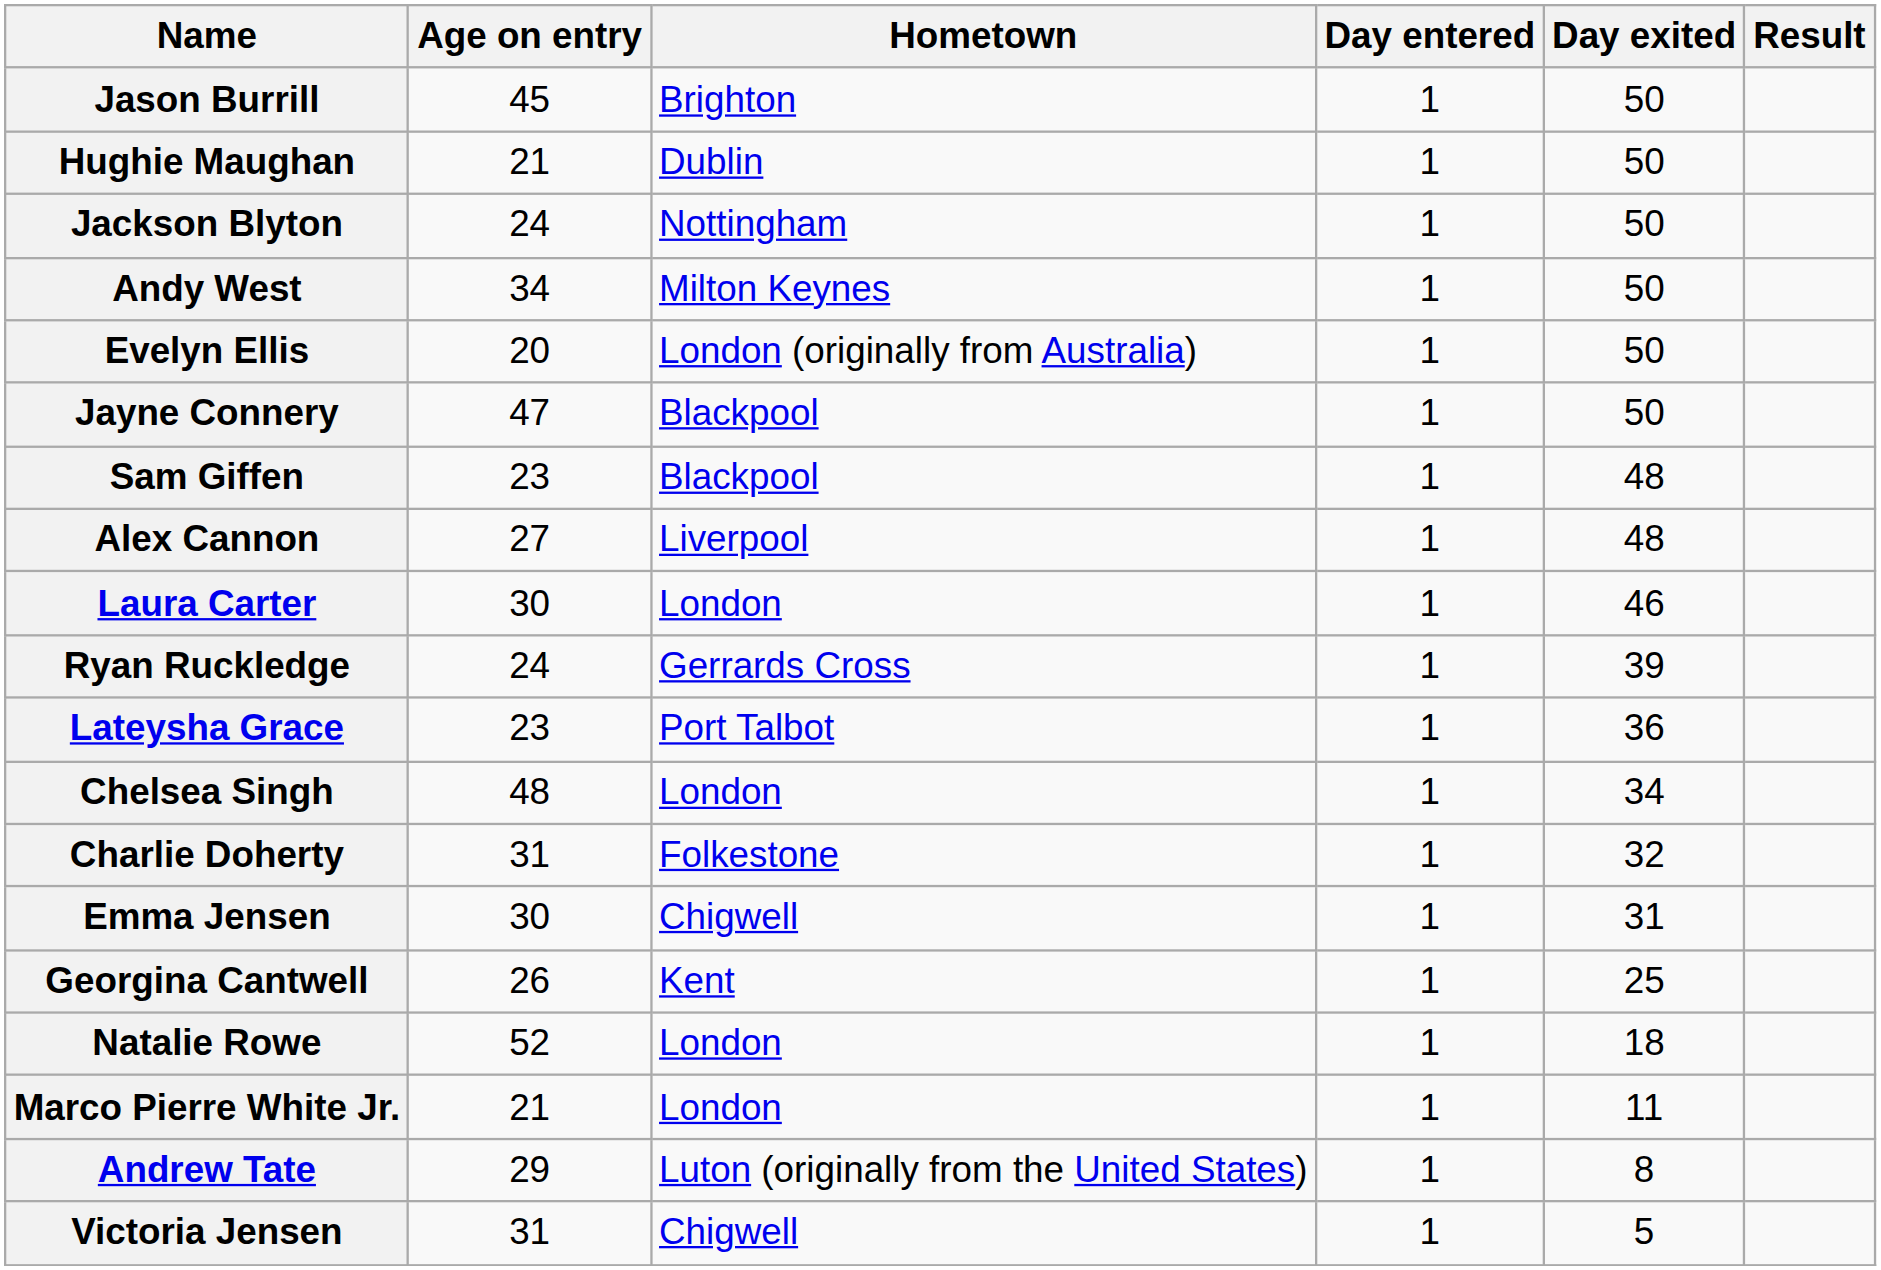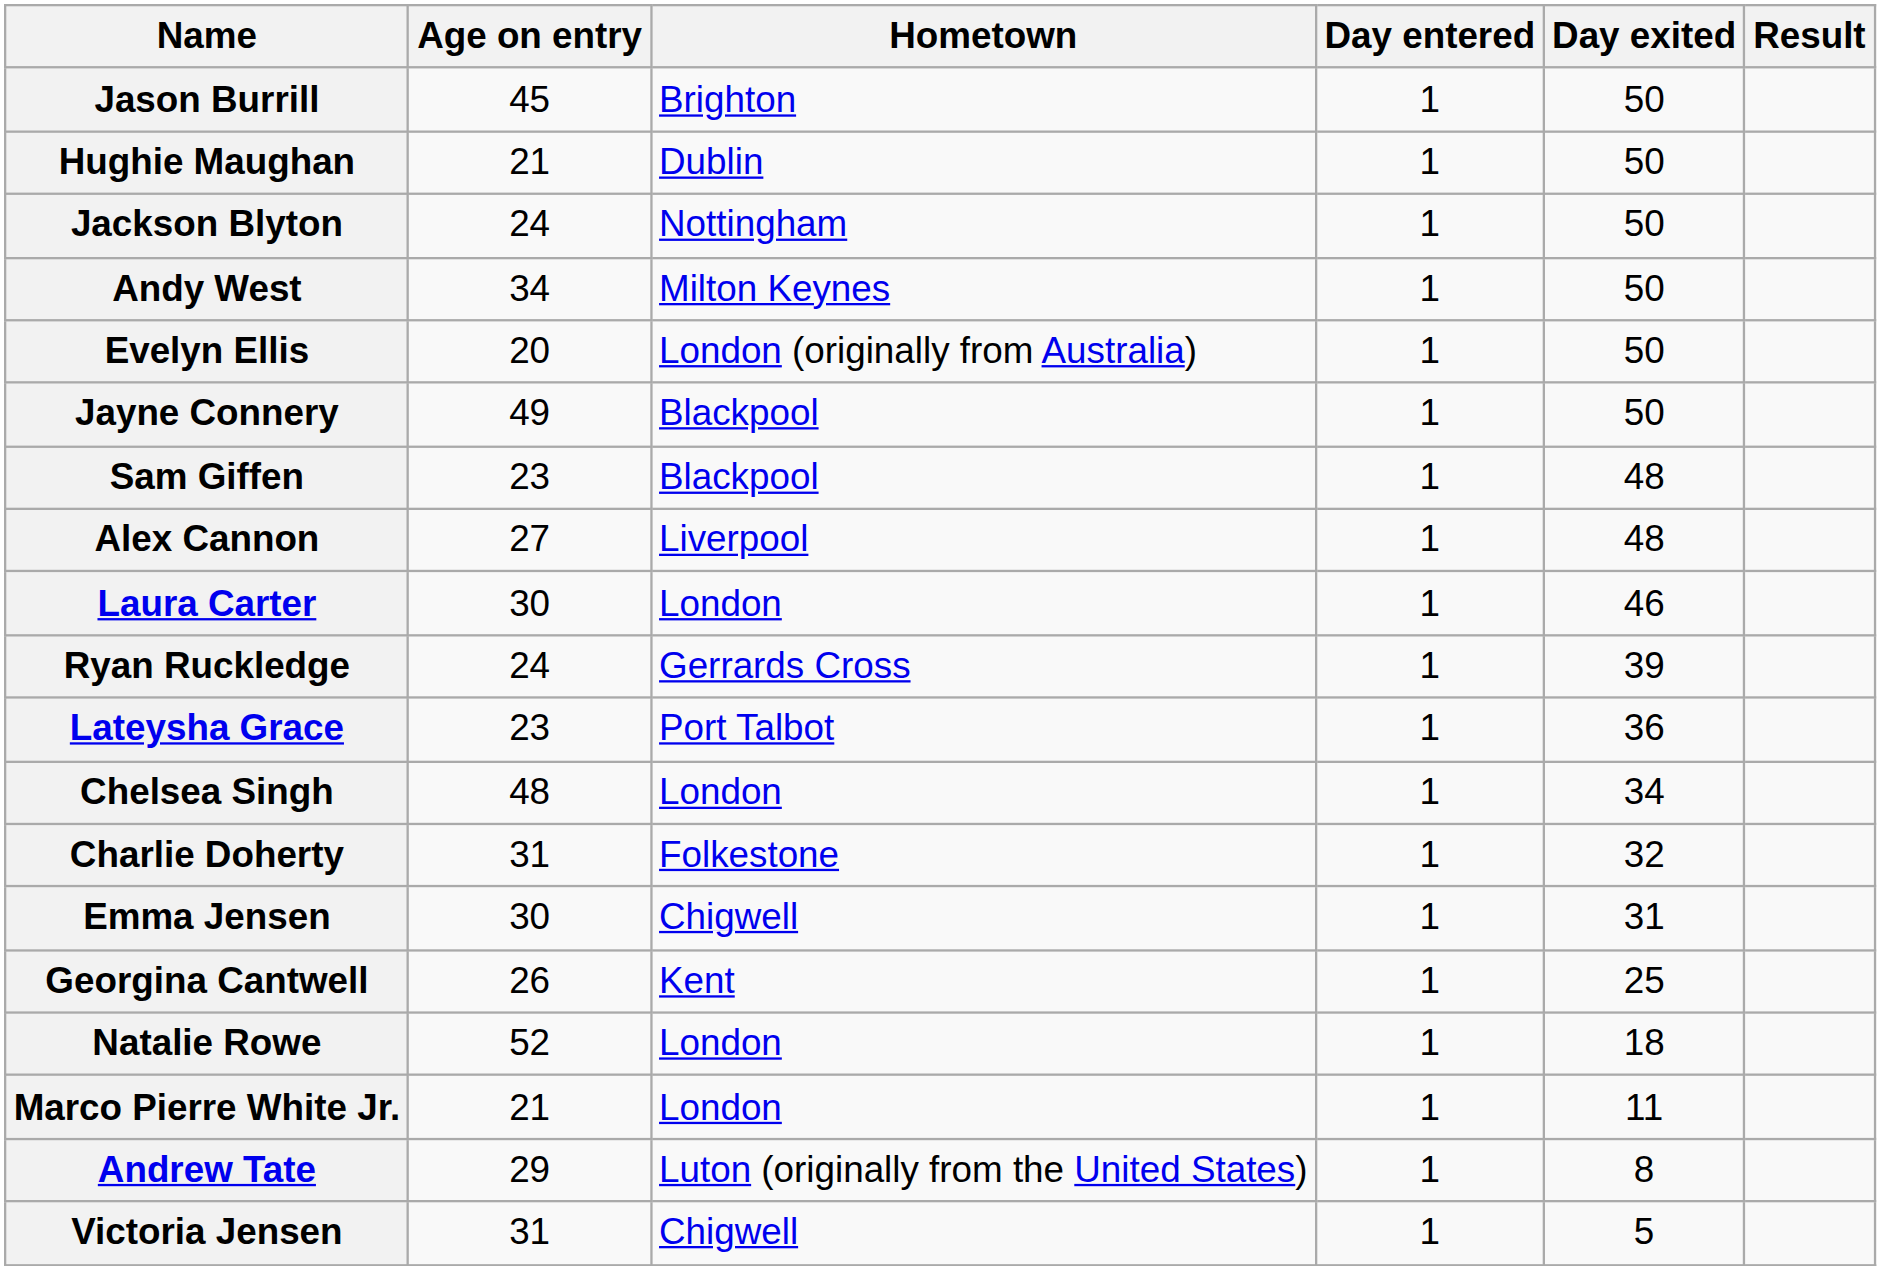(530, 413) 47 -> (530, 413) 49
